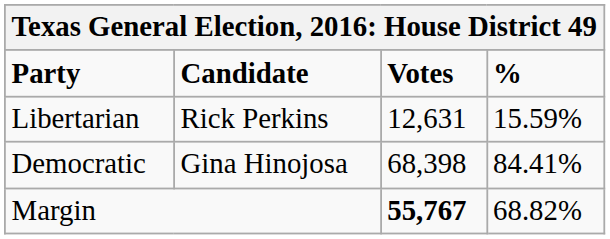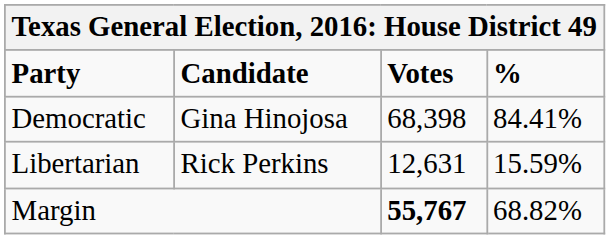rows swapped: (79, 164) <-> (76, 118)
